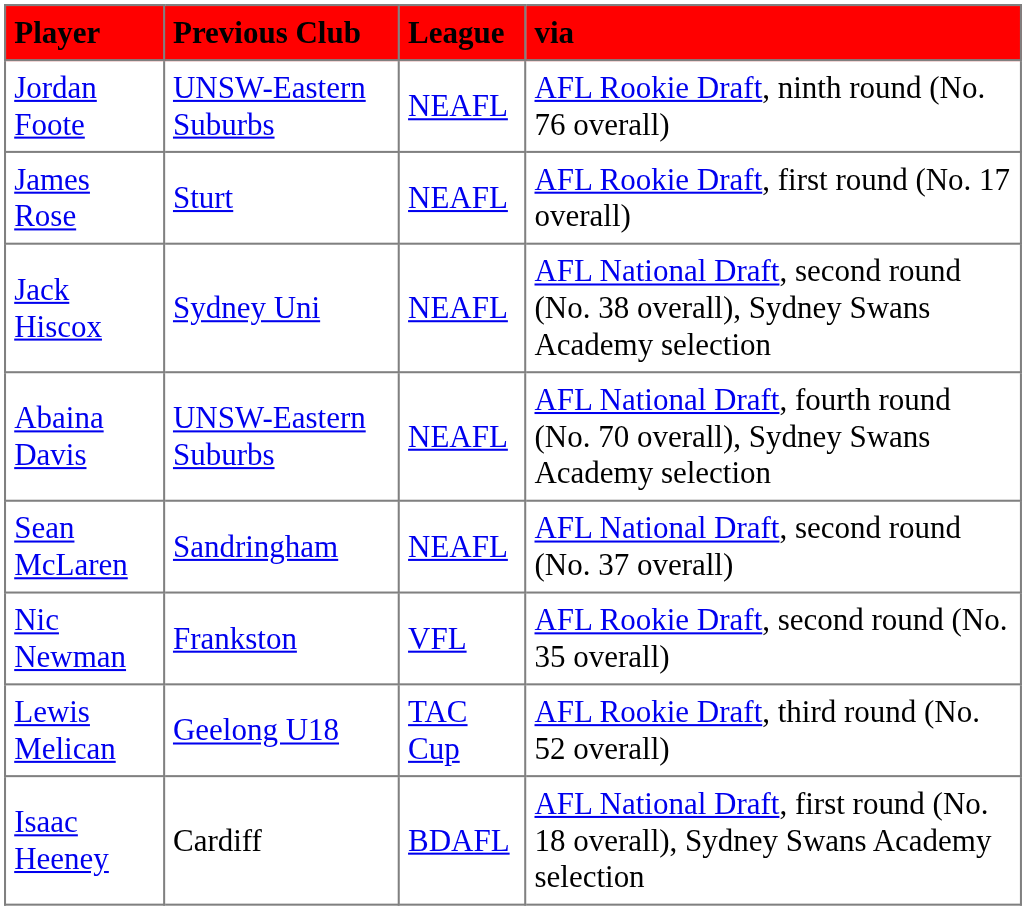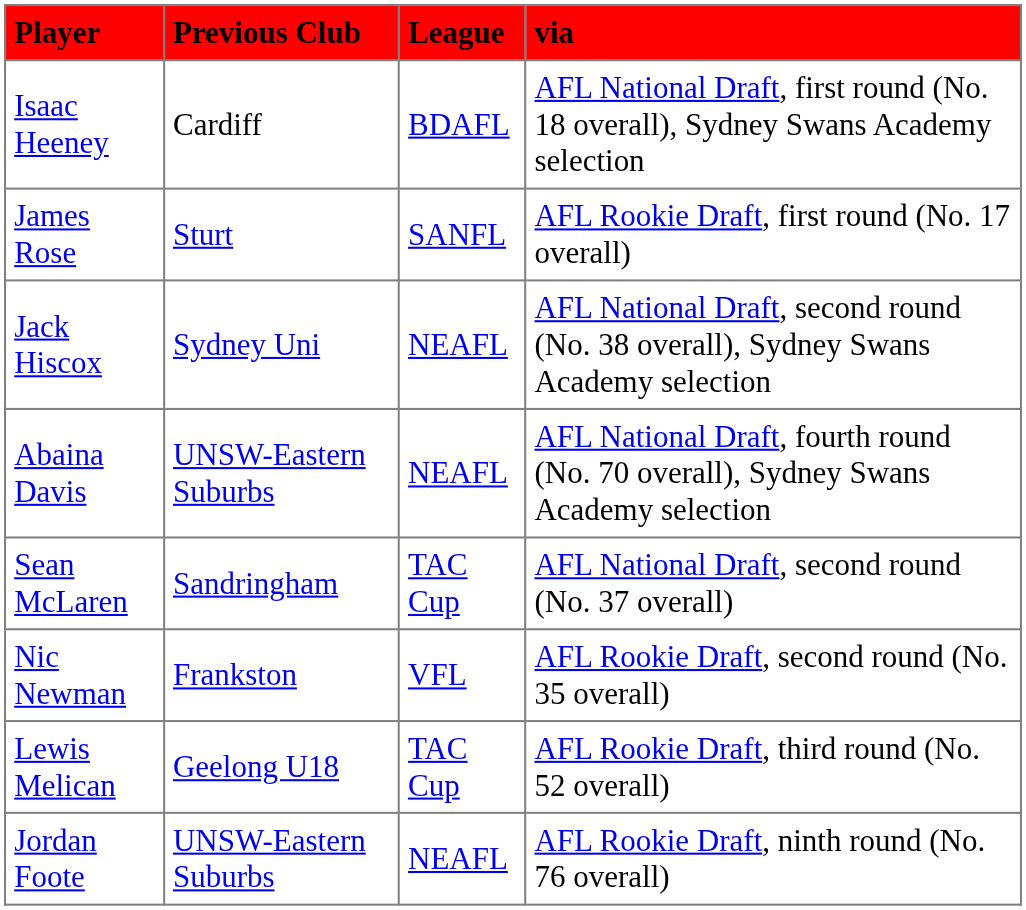rows swapped: (62, 839) <-> (56, 105)
(458, 197) NEAFL -> (457, 233) SANFL
(458, 546) NEAFL -> (438, 582) TAC Cup
